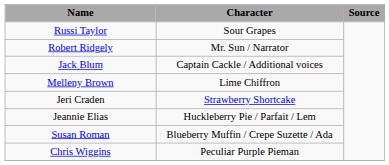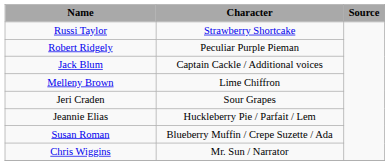(250, 30) Sour Grapes -> (250, 30) Strawberry Shortcake
(250, 47) Mr. Sun / Narrator -> (250, 47) Peculiar Purple Pieman
(250, 99) Strawberry Shortcake -> (250, 99) Sour Grapes
(250, 151) Peculiar Purple Pieman -> (250, 151) Mr. Sun / Narrator
